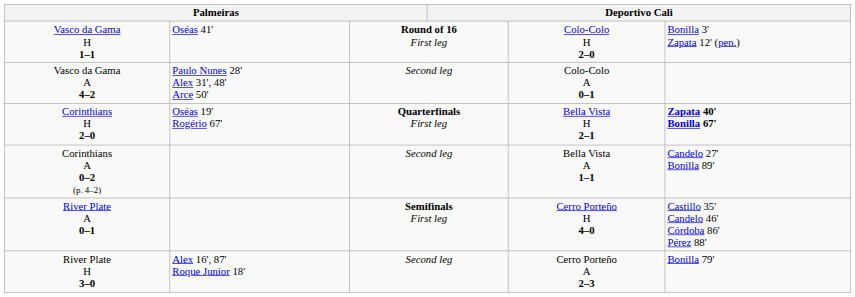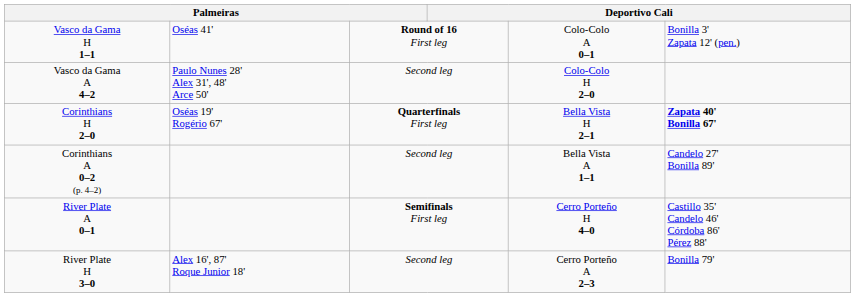(587, 42) Colo-Colo H 2–0 -> (587, 42) Colo-Colo A 0–1
(587, 83) Colo-Colo A 0–1 -> (587, 83) Colo-Colo H 2–0
